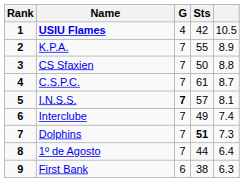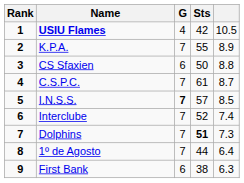(183, 65) 7 -> (183, 65) 6
(226, 100) 8.1 -> (226, 100) 8.5
(202, 117) 49 -> (202, 117) 52
